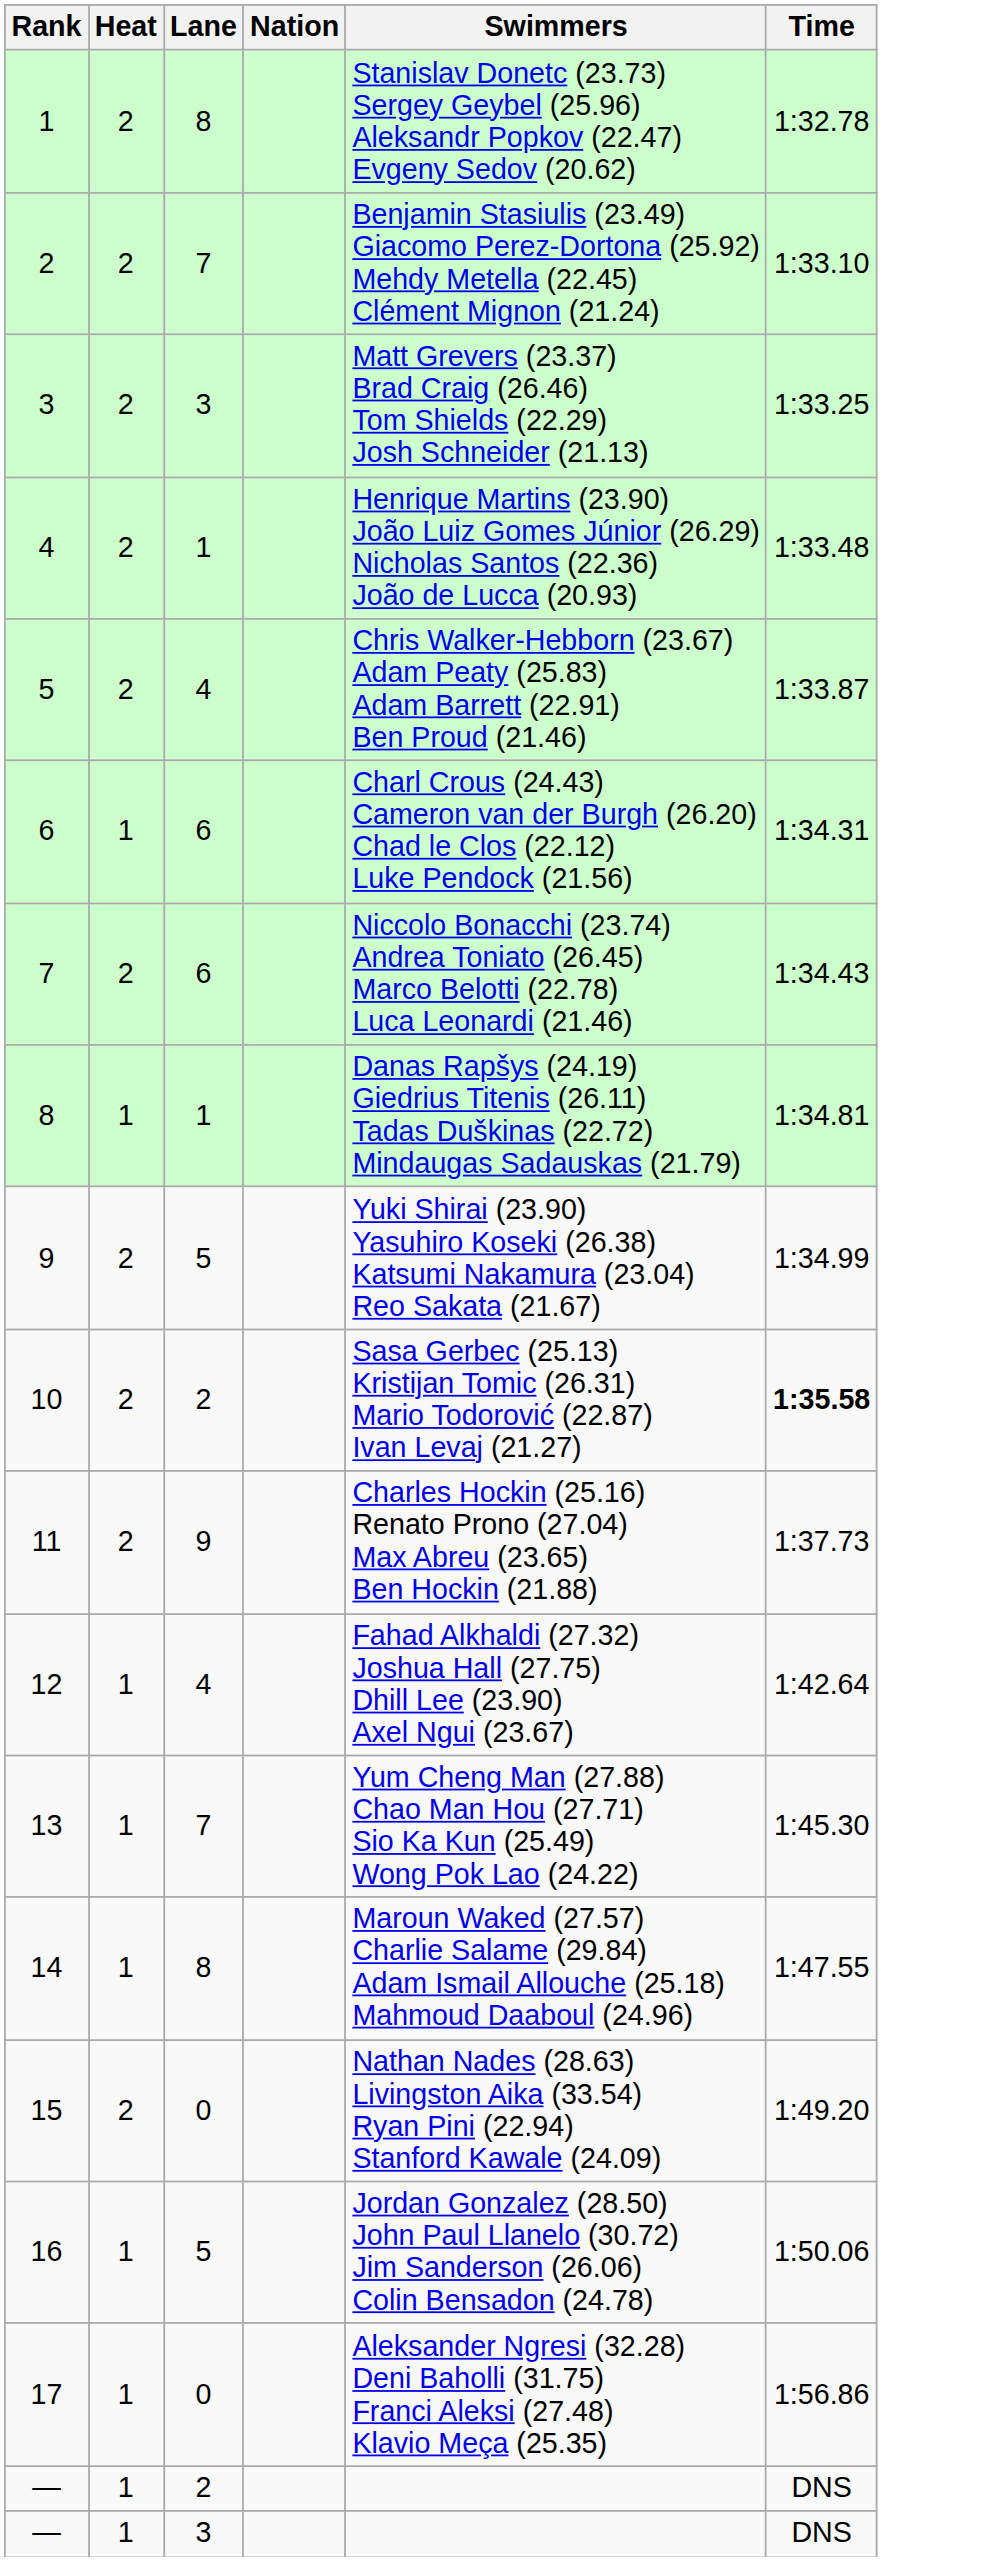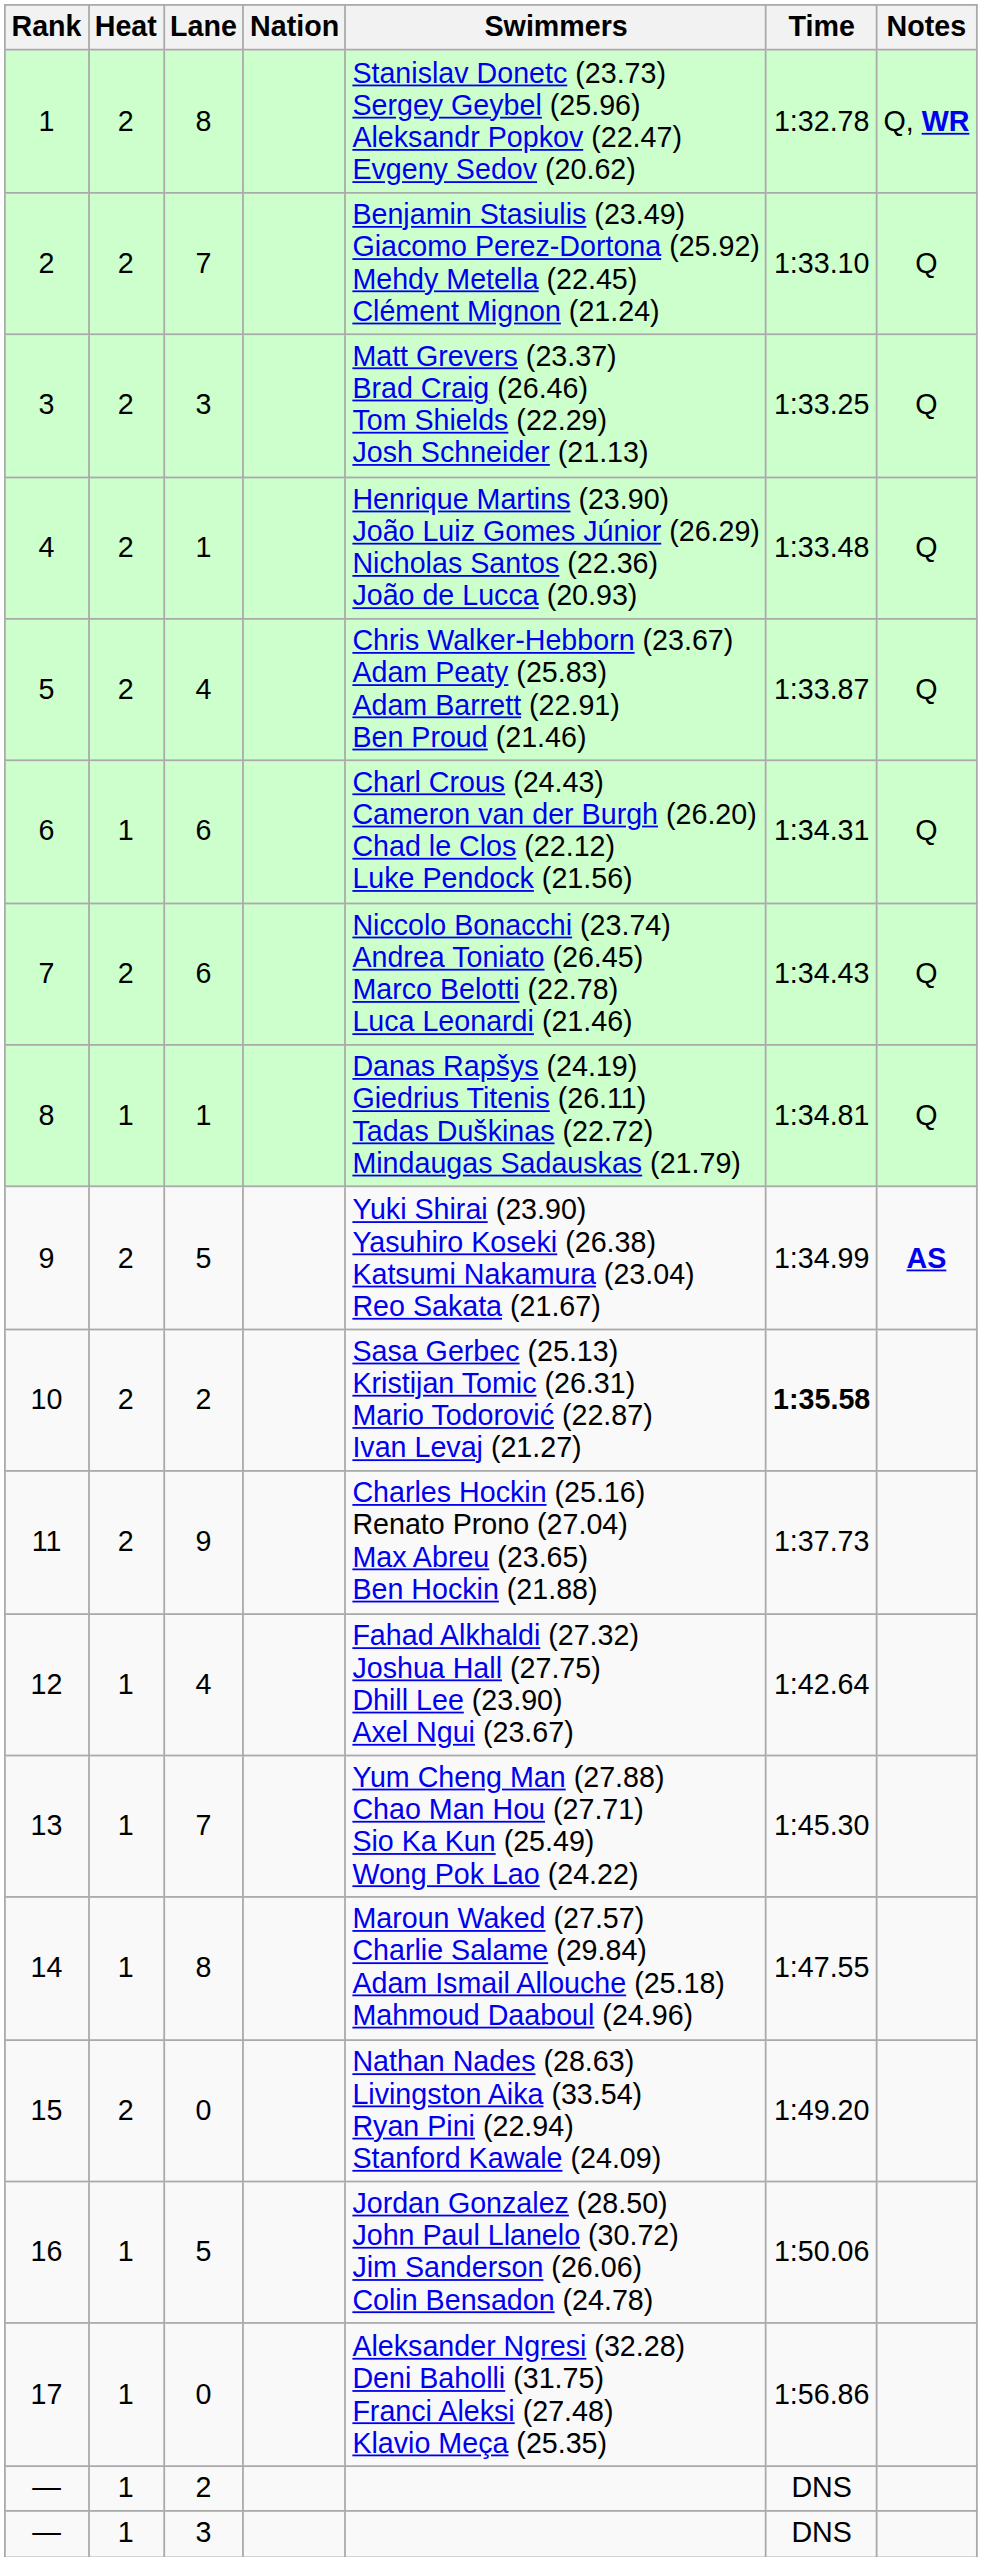+ column: (926, 27)
